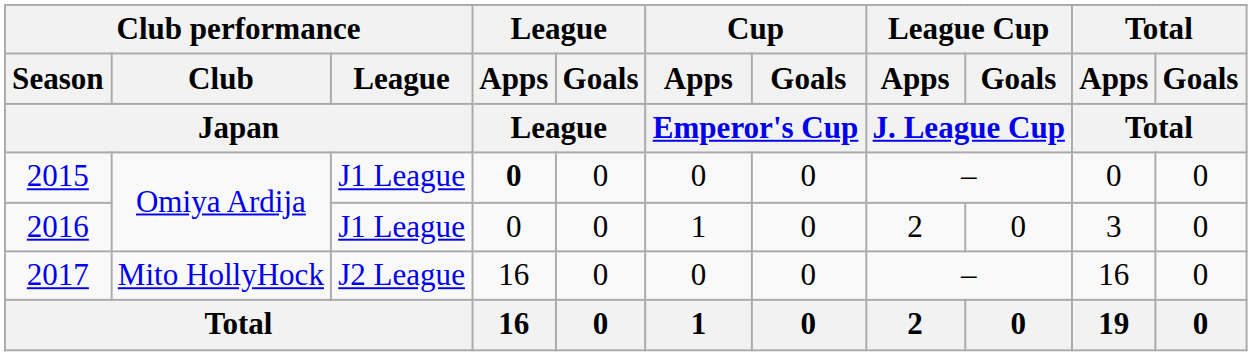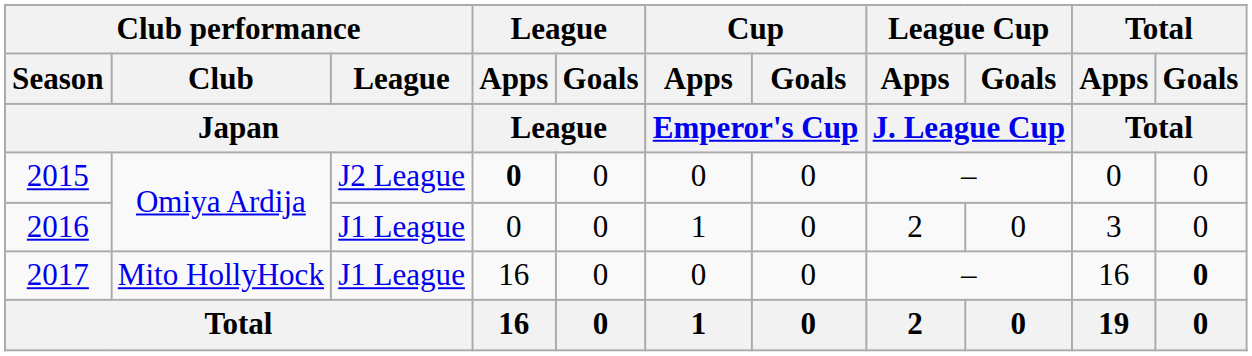(402, 176) J1 League -> (402, 176) J2 League
(402, 275) J2 League -> (402, 275) J1 League
(1200, 275) normal -> (1200, 275) bold
